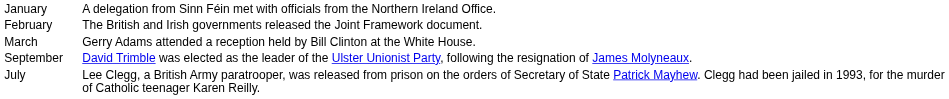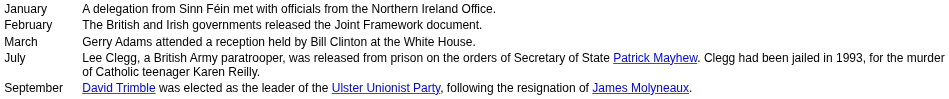rows swapped: (15, 75) <-> (34, 58)
